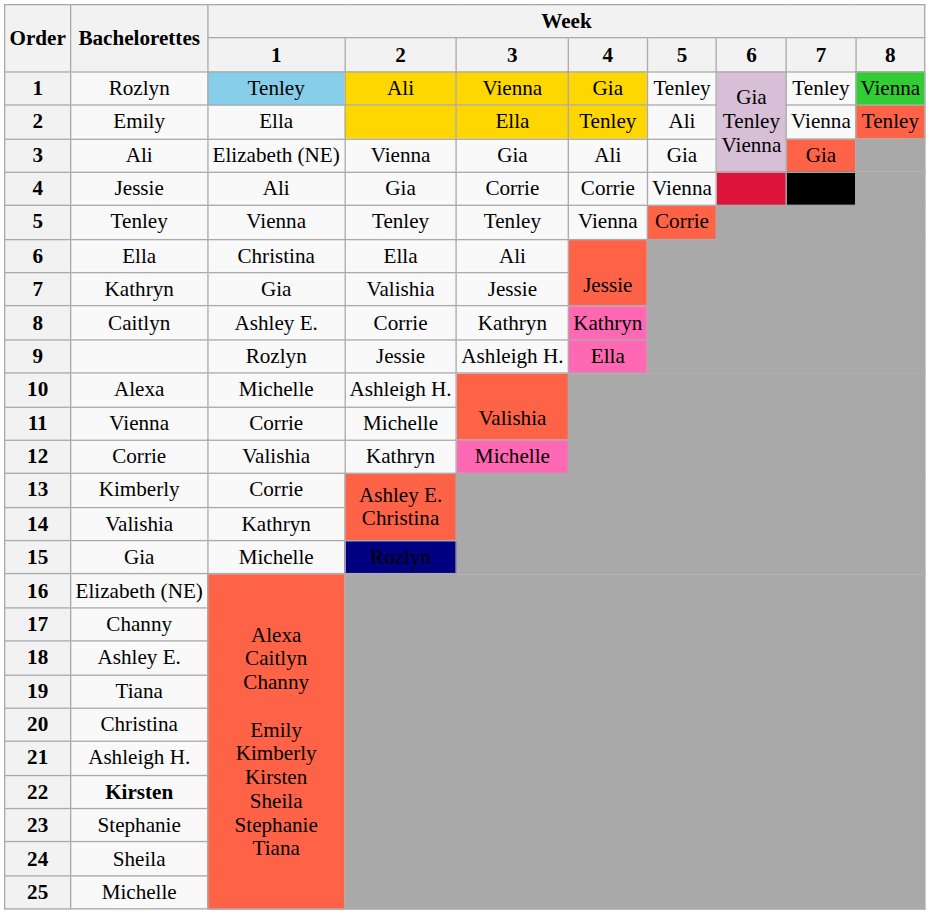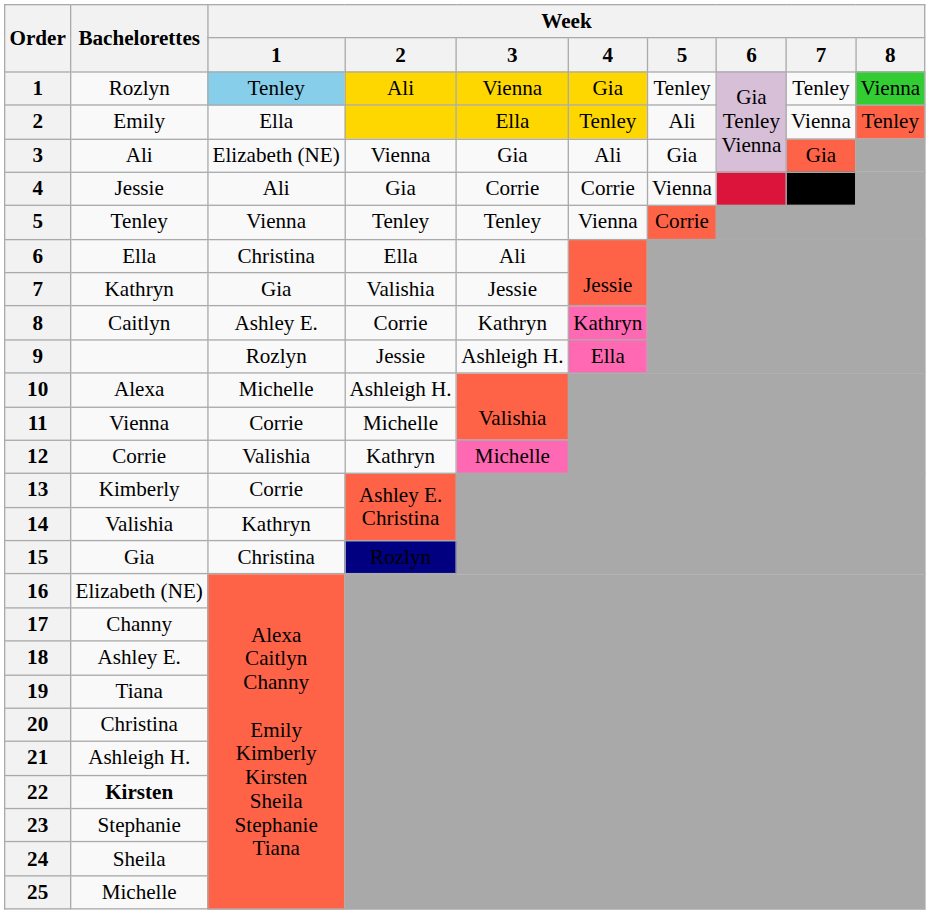(276, 557) Michelle -> (276, 557) Christina
